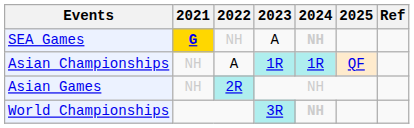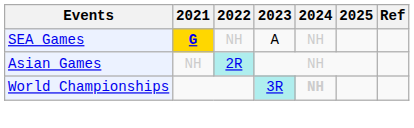(315, 40) bold -> (315, 40) normal
- row: (89, 64)
